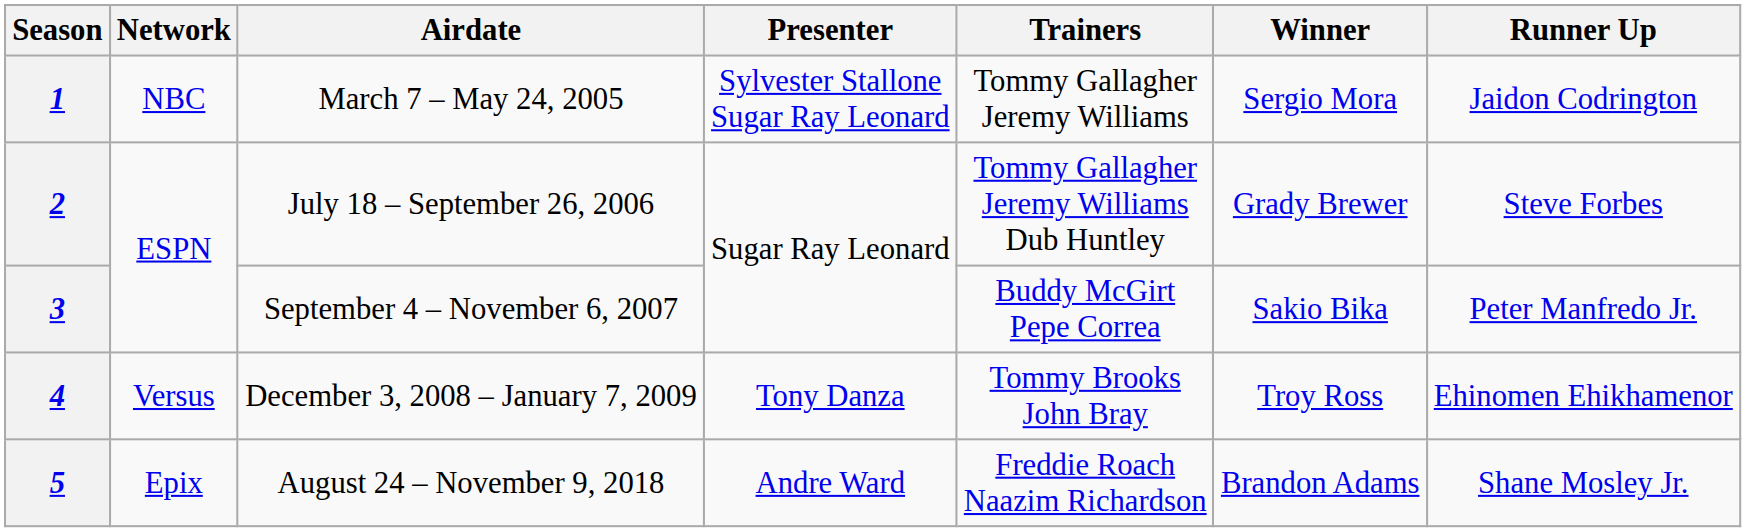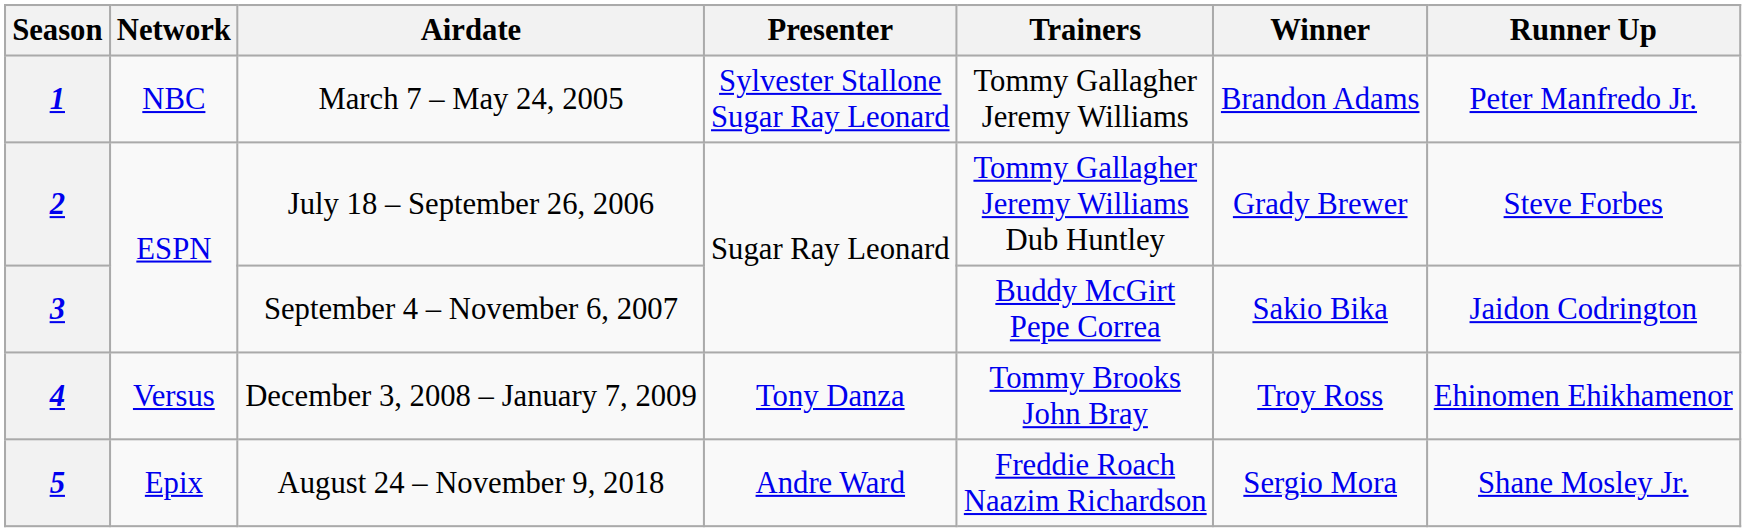(1320, 98) Sergio Mora -> (1320, 98) Brandon Adams
(1583, 98) Jaidon Codrington -> (1583, 98) Peter Manfredo Jr.
(1583, 309) Peter Manfredo Jr. -> (1583, 309) Jaidon Codrington
(1320, 483) Brandon Adams -> (1320, 483) Sergio Mora
